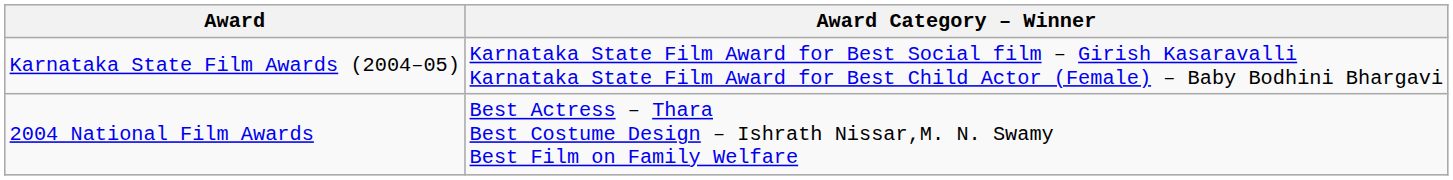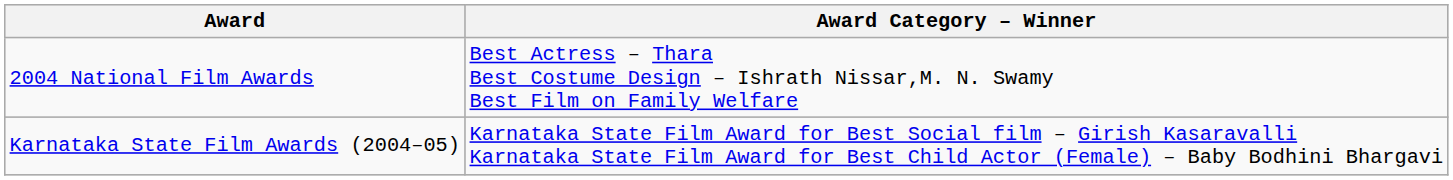rows swapped: (162, 134) <-> (235, 66)
